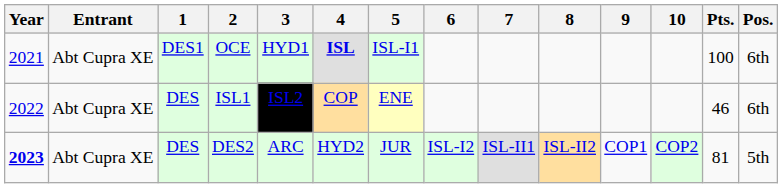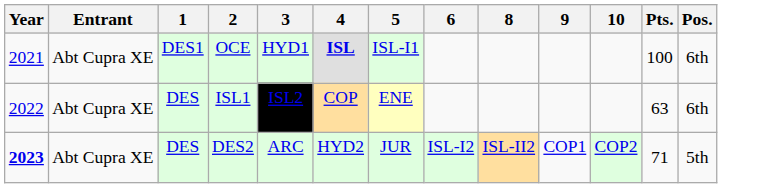- column: (509, 18)
(721, 107) 46 -> (660, 107) 63
(721, 156) 81 -> (660, 156) 71
